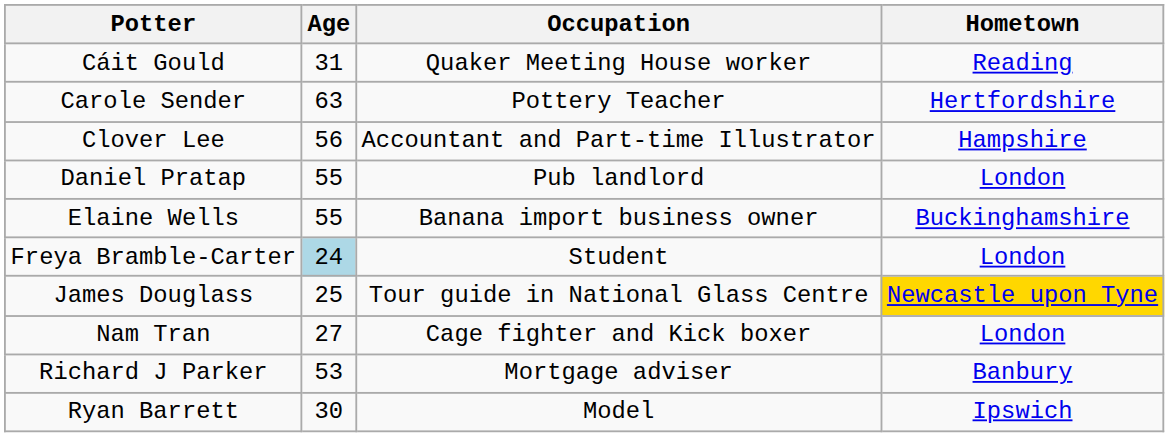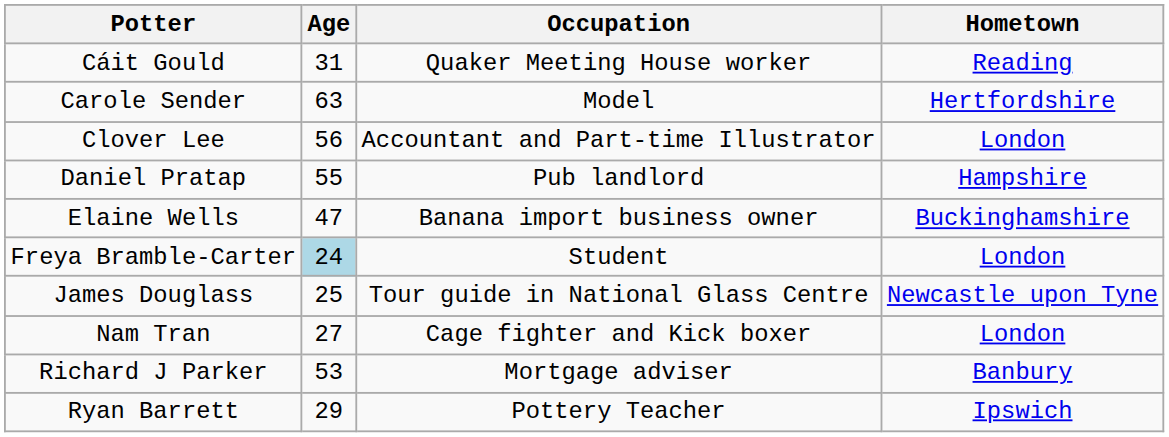(619, 102) Pottery Teacher -> (619, 102) Model
(1023, 141) Hampshire -> (1023, 141) London
(1023, 179) London -> (1023, 179) Hampshire
(329, 218) 55 -> (329, 218) 47
(1023, 296) gold background -> (1023, 296) no background
(329, 412) 30 -> (329, 412) 29
(619, 412) Model -> (619, 412) Pottery Teacher
